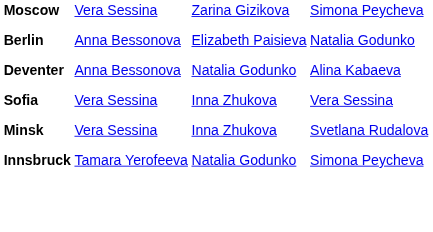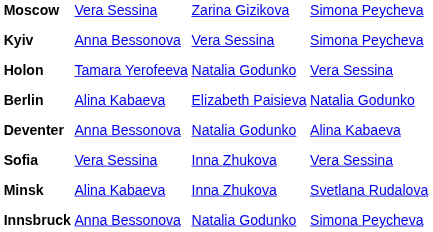+ row: (19, 40)
+ row: (24, 70)
(128, 40) Anna Bessonova -> (120, 100) Alina Kabaeva
(116, 130) Vera Sessina -> (120, 190) Alina Kabaeva
(131, 160) Tamara Yerofeeva -> (128, 220) Anna Bessonova
